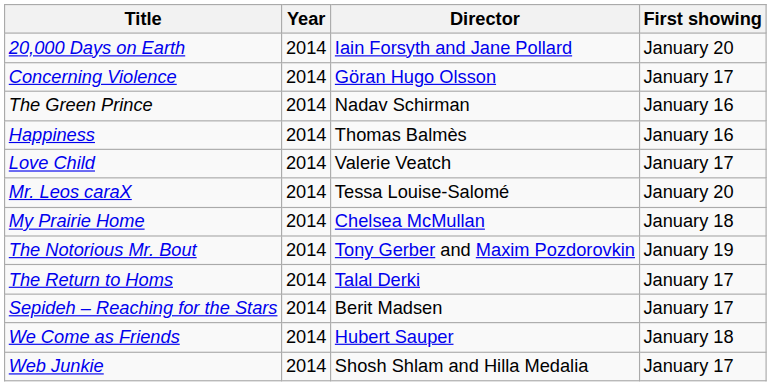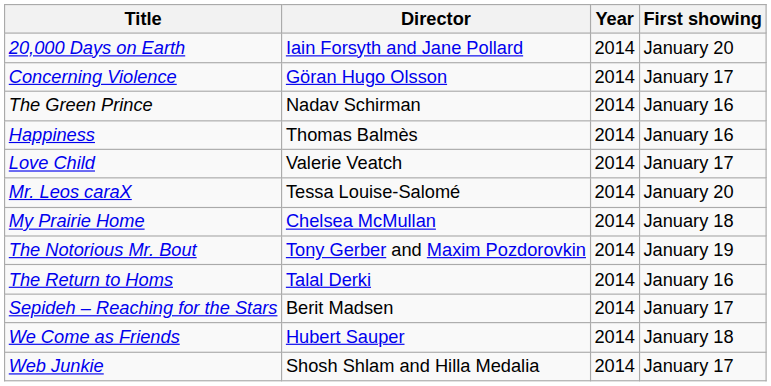columns swapped: (485, 18) <-> (306, 18)
(689, 279) January 17 -> (689, 279) January 16
